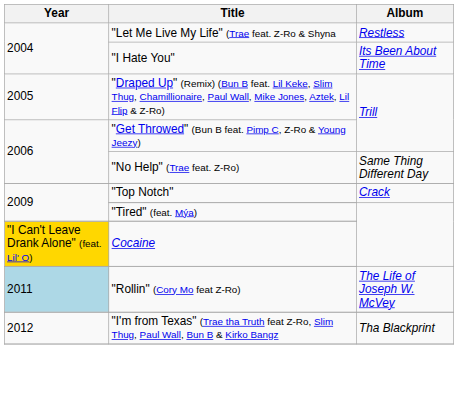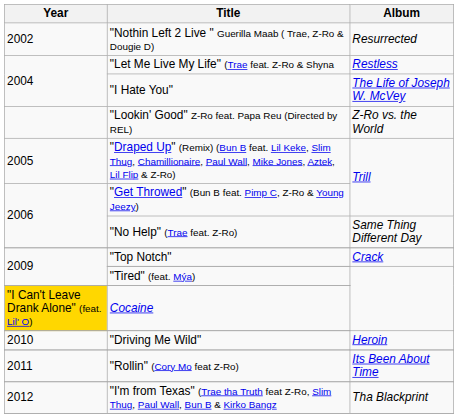+ row: (227, 39)
(398, 58) Its Been About Time -> (401, 90) The Life of Joseph W. McVey
+ row: (224, 122)
+ row: (155, 340)
(20, 289) lightblue background -> (20, 365) no background
(387, 289) The Life of Joseph W. McVey -> (391, 365) Its Been About Time
